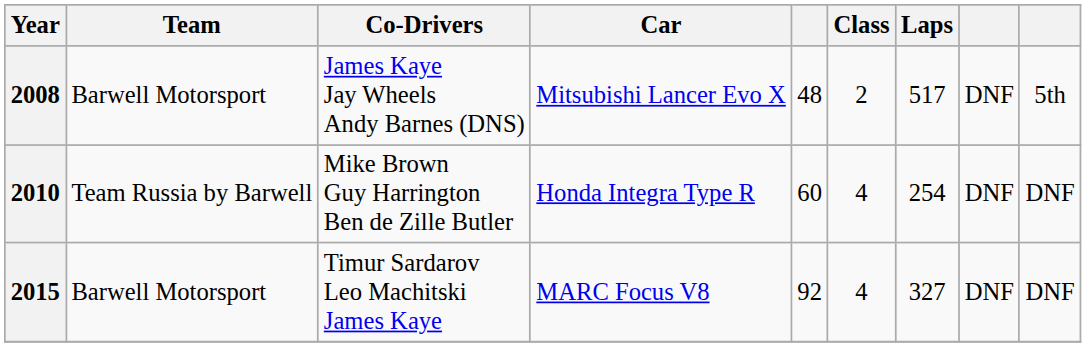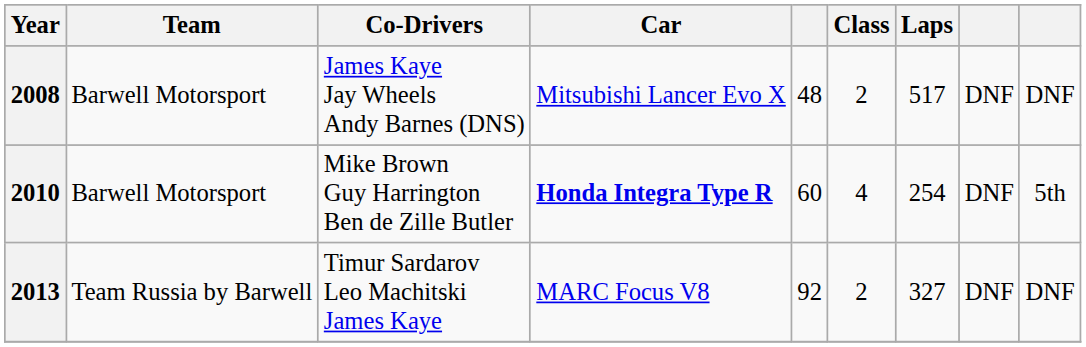(1050, 94) 5th -> (1050, 94) DNF
(192, 193) Team Russia by Barwell -> (169, 193) Barwell Motorsport
(646, 193) normal -> (654, 193) bold
(1050, 193) DNF -> (1050, 193) 5th
(35, 292) 2015 -> (35, 292) 2013
(169, 292) Barwell Motorsport -> (192, 292) Team Russia by Barwell
(862, 292) 4 -> (862, 292) 2
